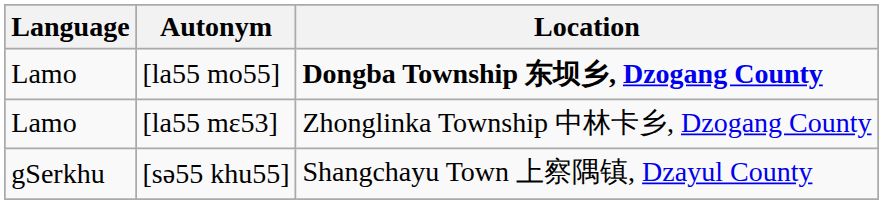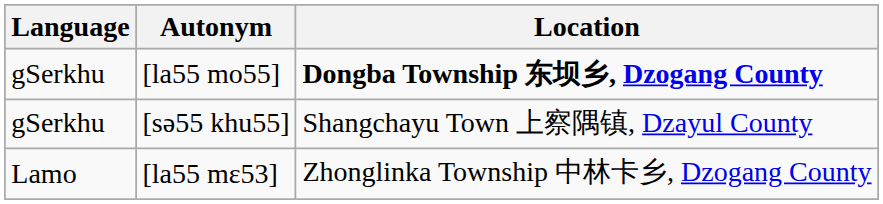(44, 73) Lamo -> (58, 73) gSerkhu
rows swapped: (210, 123) <-> (216, 173)
